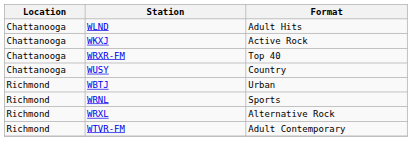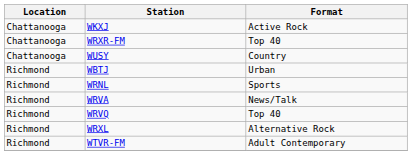- row: (98, 26)
+ row: (98, 99)
+ row: (98, 114)
